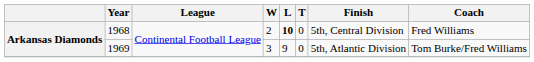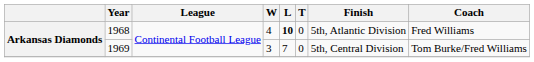(269, 30) 2 -> (269, 30) 4
(357, 30) 5th, Central Division -> (358, 30) 5th, Atlantic Division
(285, 48) 9 -> (285, 48) 7
(358, 48) 5th, Atlantic Division -> (357, 48) 5th, Central Division
